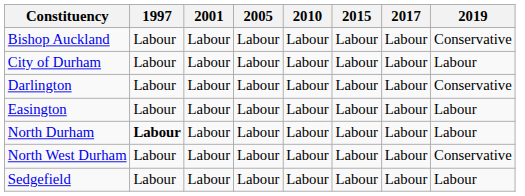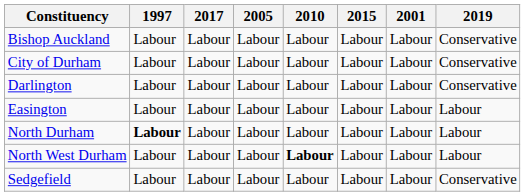columns swapped: (209, 16) <-> (406, 16)
(455, 62) Labour -> (478, 62) Conservative
(307, 156) normal -> (310, 156) bold
(473, 156) Conservative -> (460, 156) Labour
(455, 179) Labour -> (478, 179) Conservative
